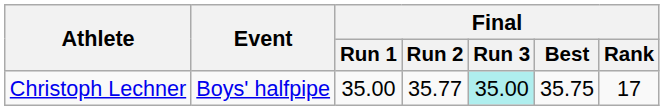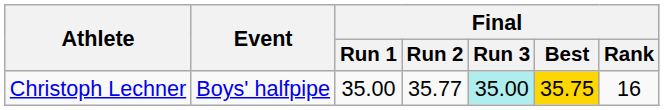(567, 89) no background -> (567, 89) gold background
(629, 89) 17 -> (629, 89) 16
